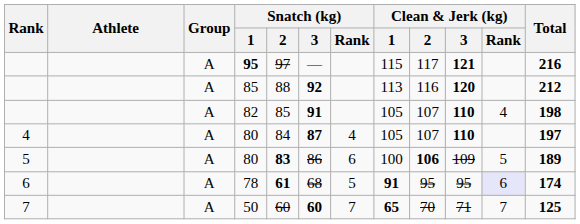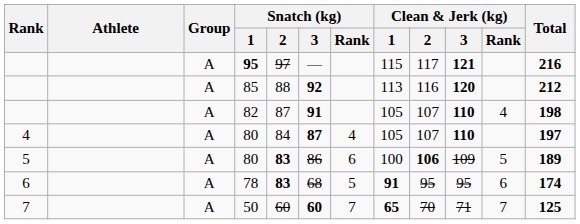(283, 111) 85 -> (283, 111) 87
(283, 183) 61 -> (283, 183) 83
(503, 183) lavender background -> (503, 183) no background
